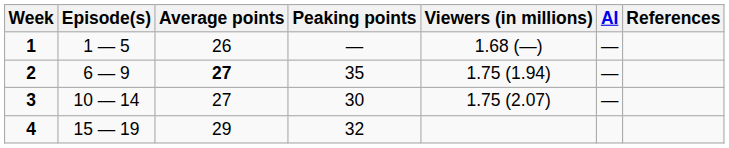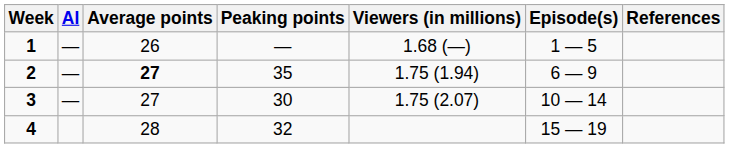columns swapped: (106, 18) <-> (610, 18)
(222, 128) 29 -> (150, 128) 28
